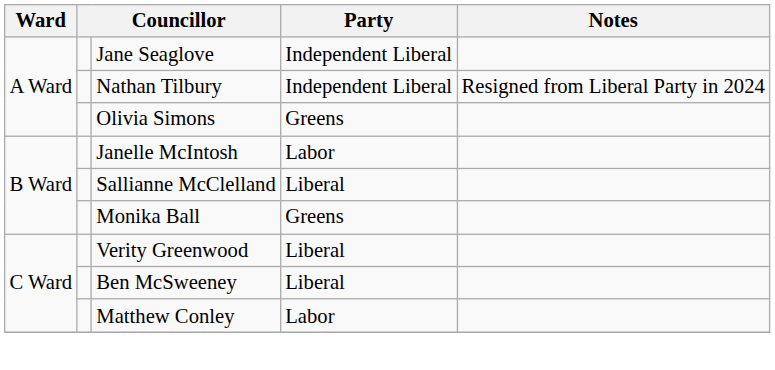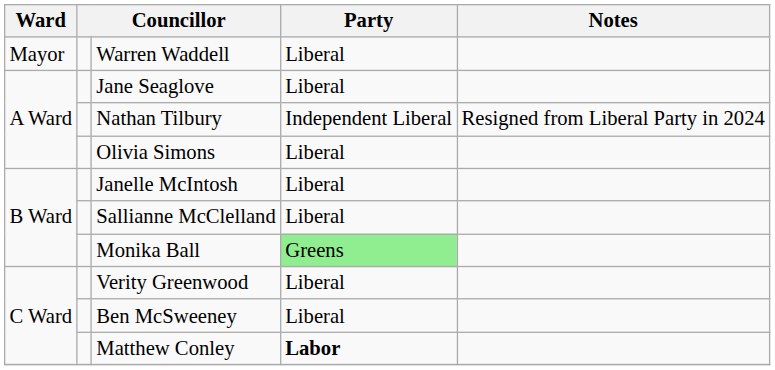+ row: (163, 53)
(369, 53) Independent Liberal -> (315, 86) Liberal
(314, 119) Greens -> (315, 151) Liberal
(310, 151) Labor -> (315, 184) Liberal
(314, 217) no background -> (314, 250) lightgreen background
(310, 315) normal -> (313, 348) bold
